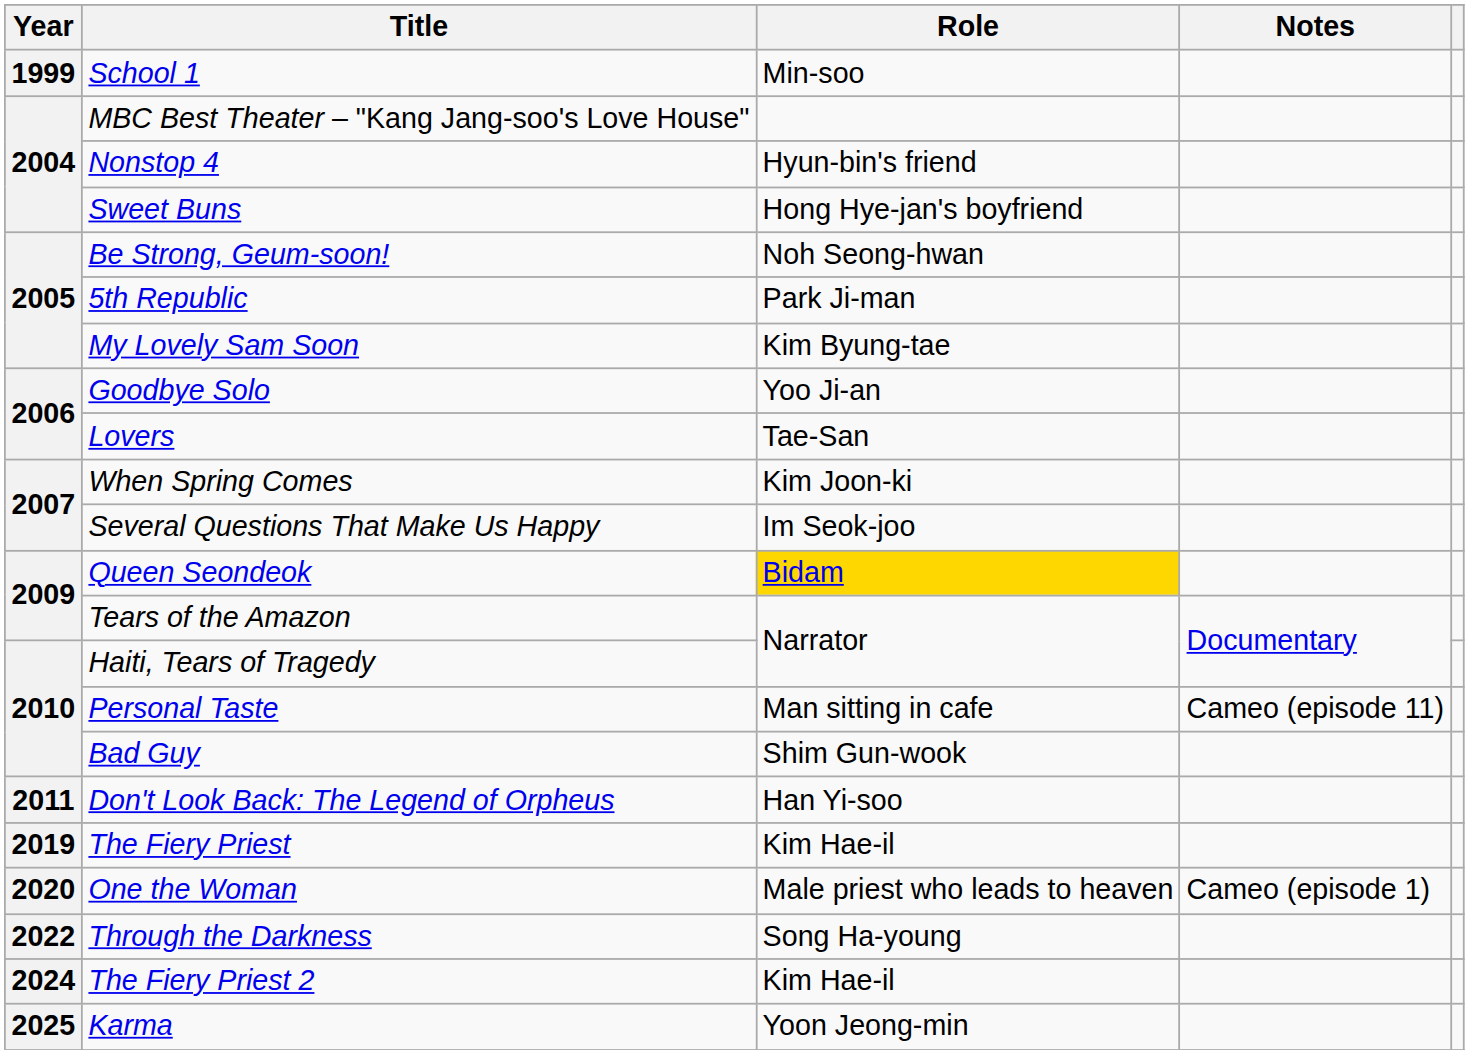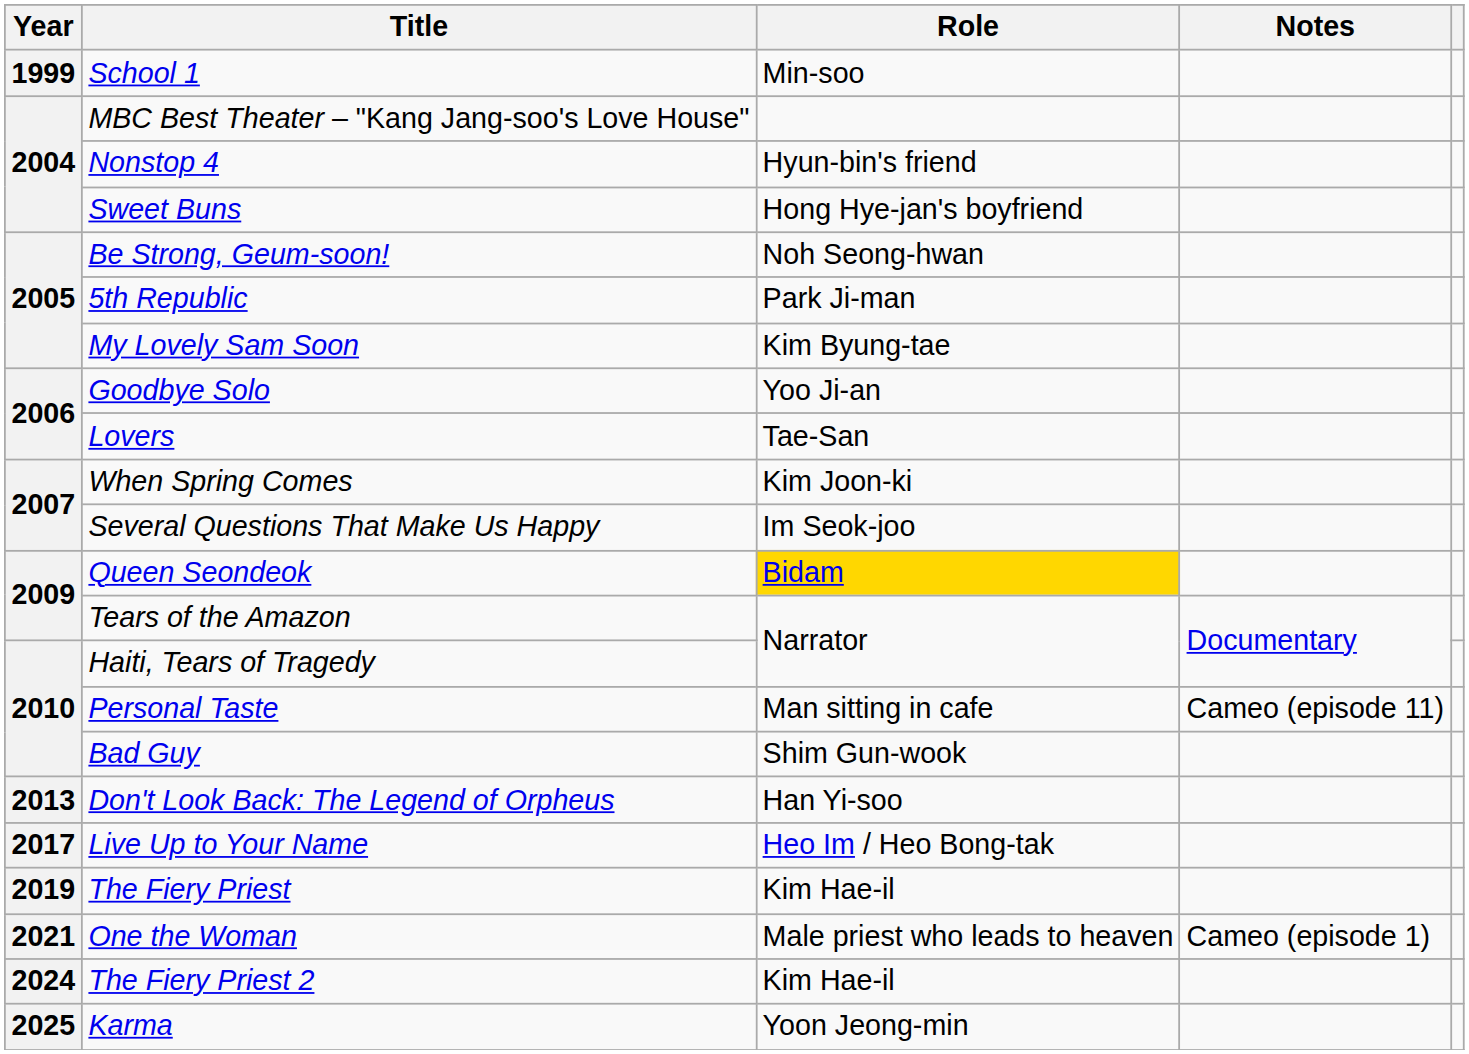(43, 799) 2011 -> (43, 799) 2013
+ row: (228, 844)
(43, 890) 2020 -> (43, 935) 2021
- row: (230, 935)
